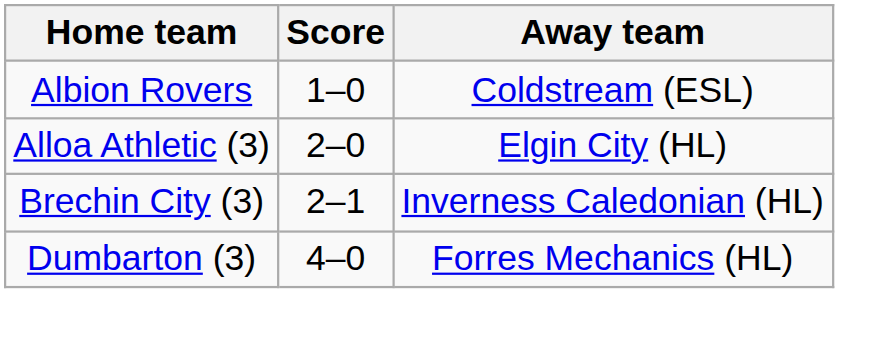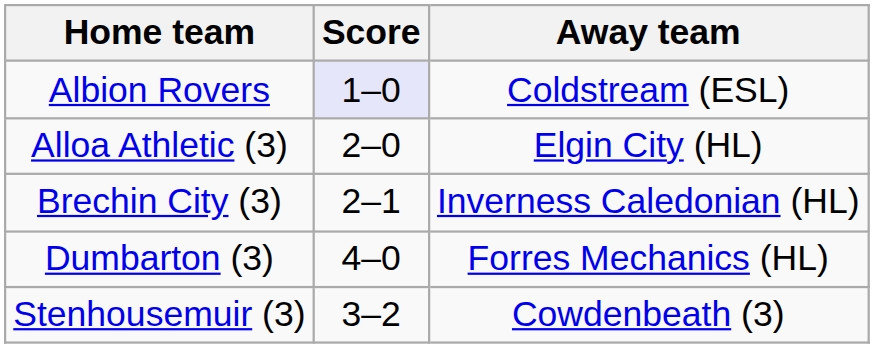(336, 88) no background -> (371, 88) lavender background
+ row: (159, 314)
